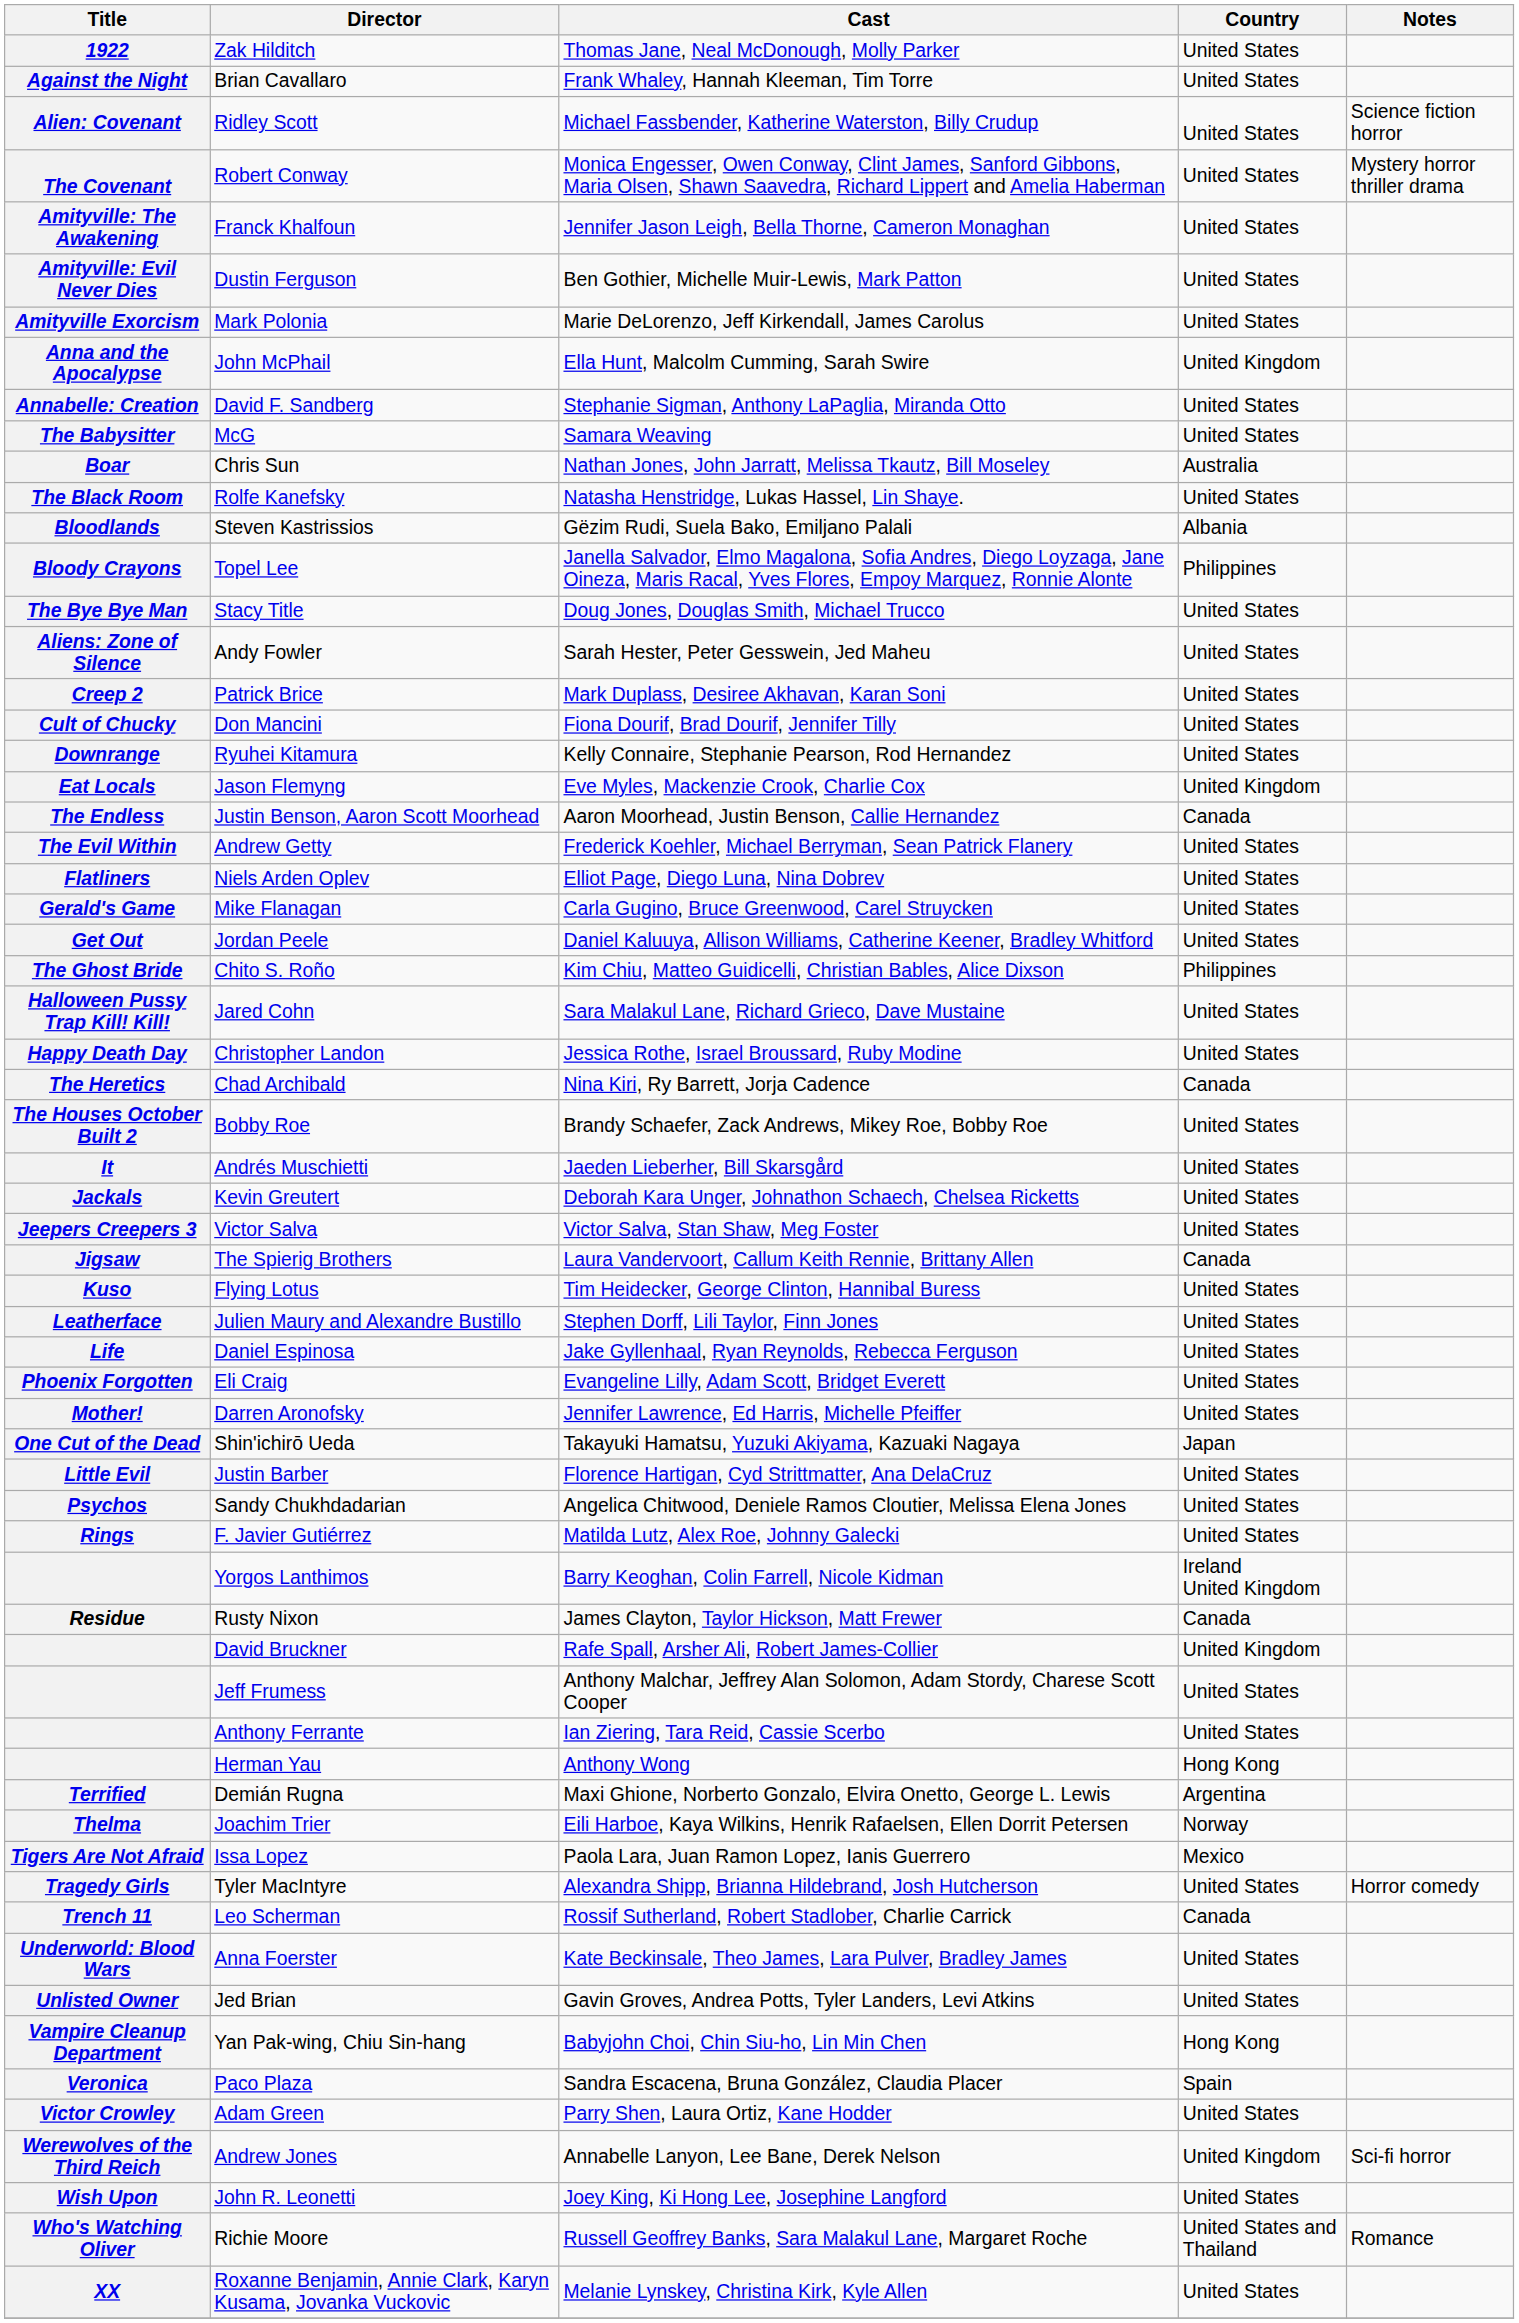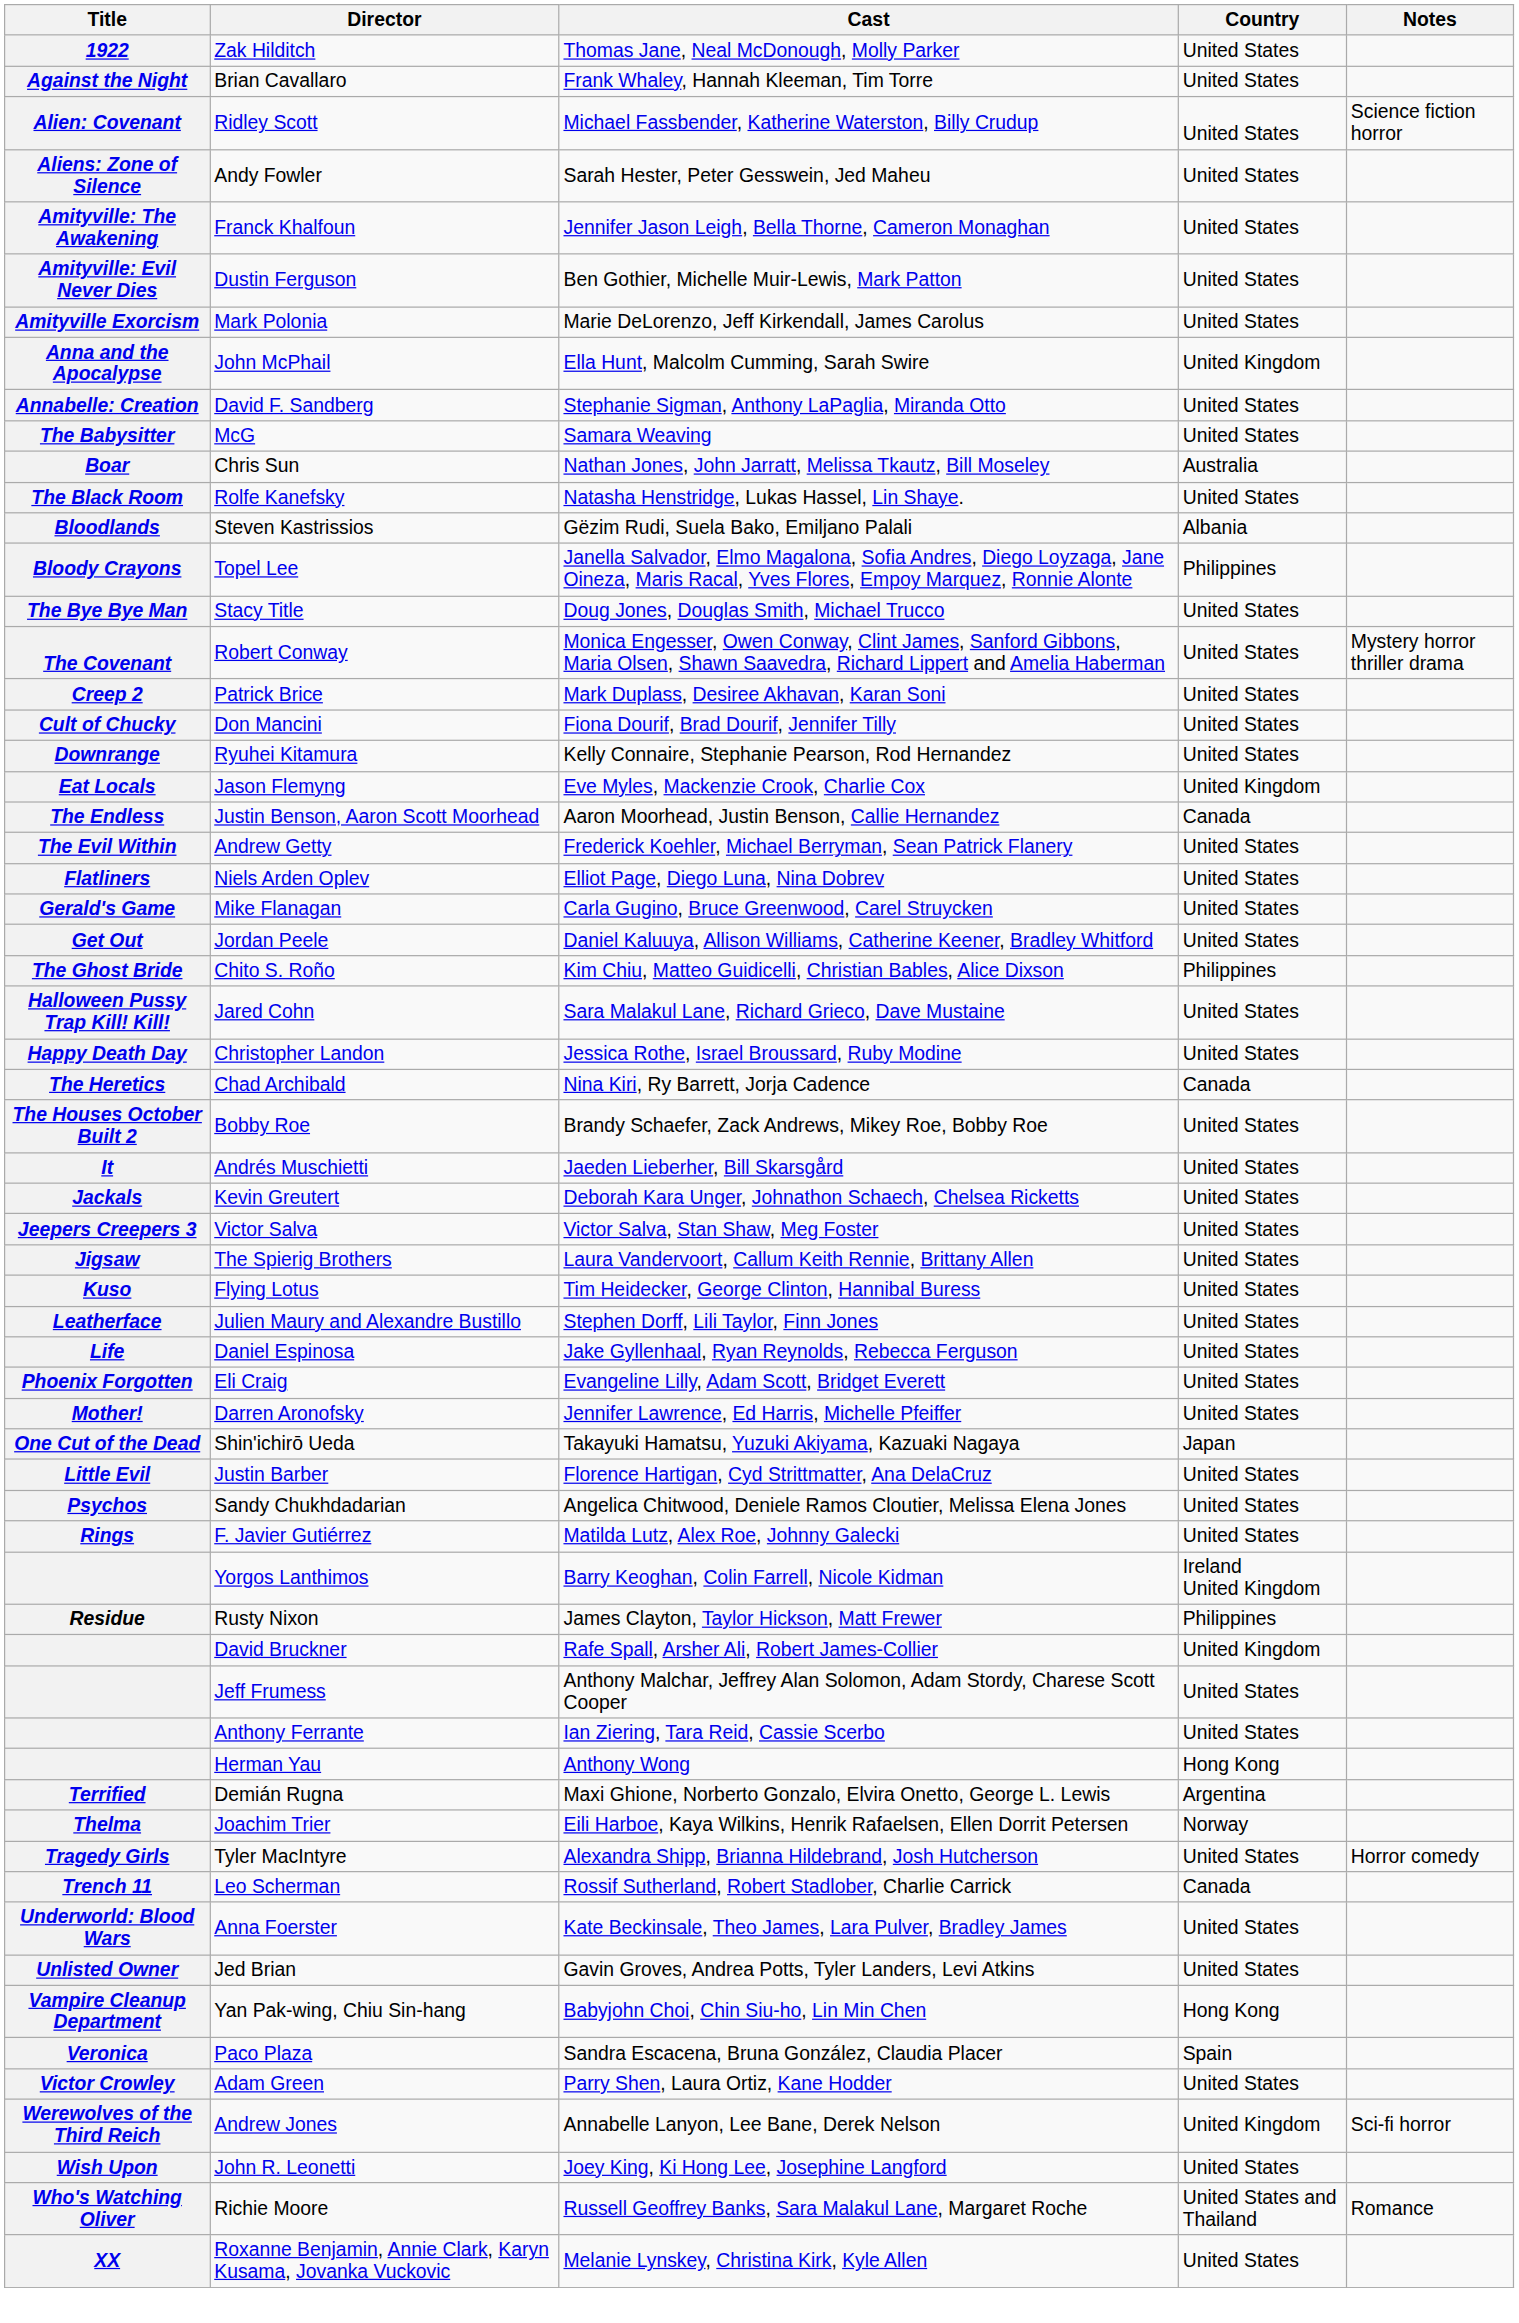rows swapped: (268, 652) <-> (281, 175)
(1217, 1259) Canada -> (1241, 1259) United States
(1217, 1619) Canada -> (1229, 1619) Philippines
- row: (261, 1856)
